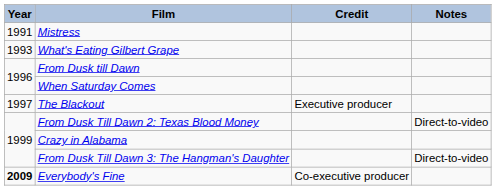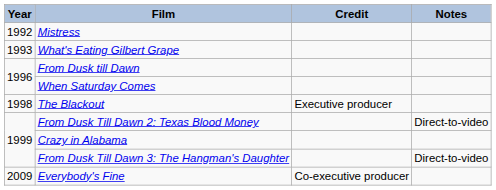(20, 32) 1991 -> (20, 32) 1992
(20, 104) 1997 -> (20, 104) 1998
(20, 176) bold -> (20, 176) normal
